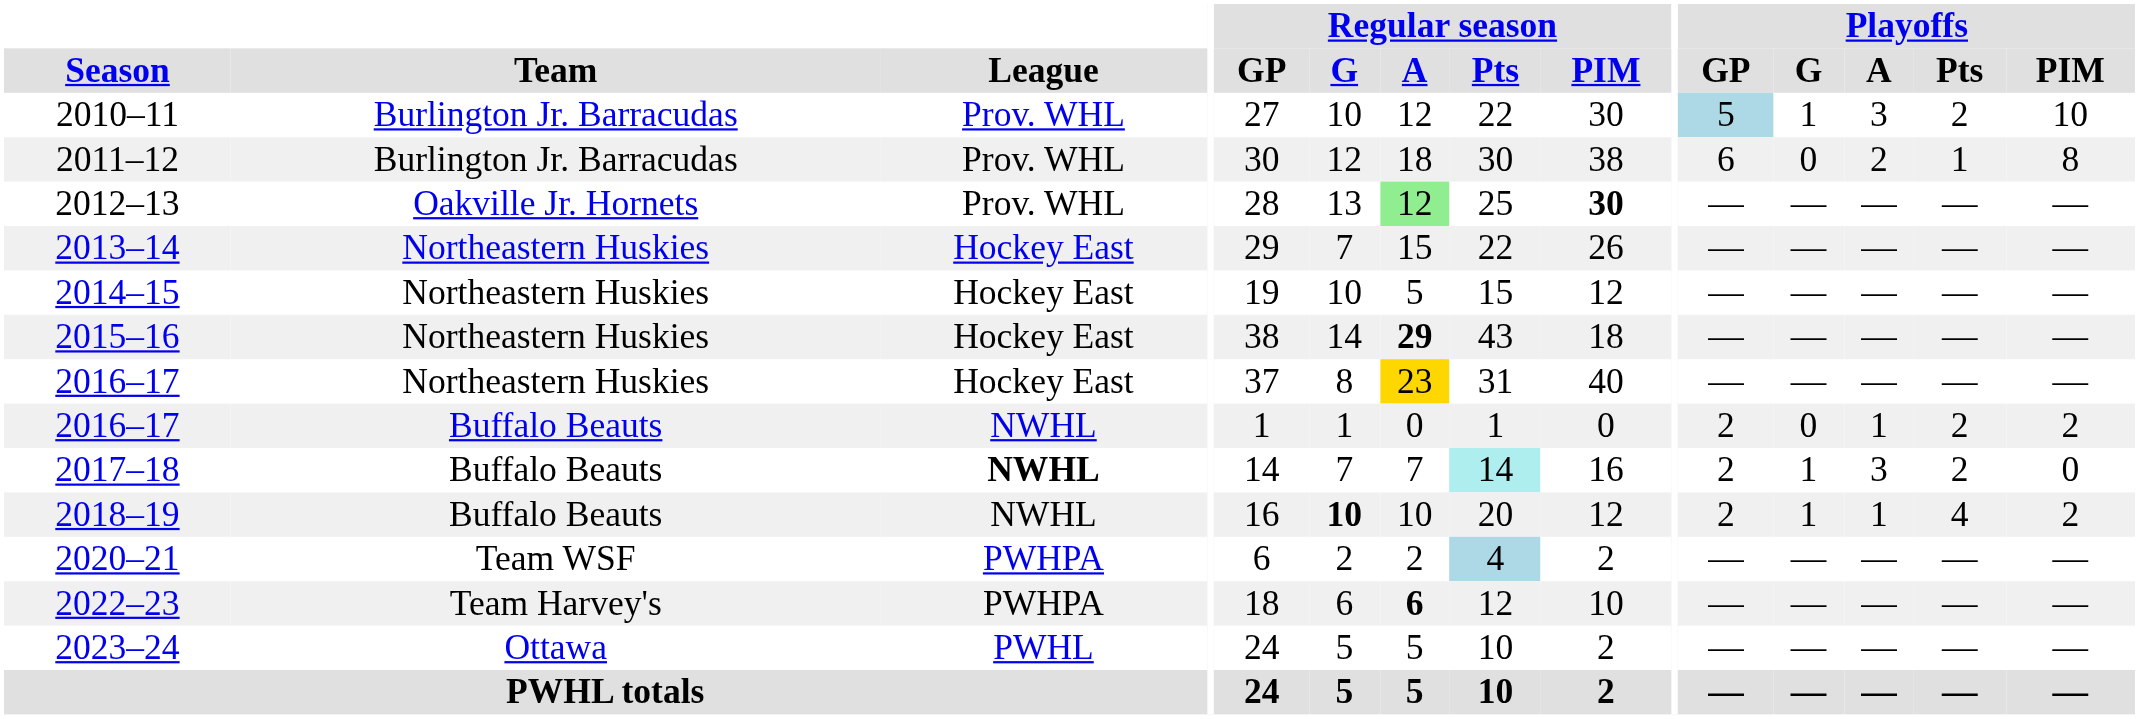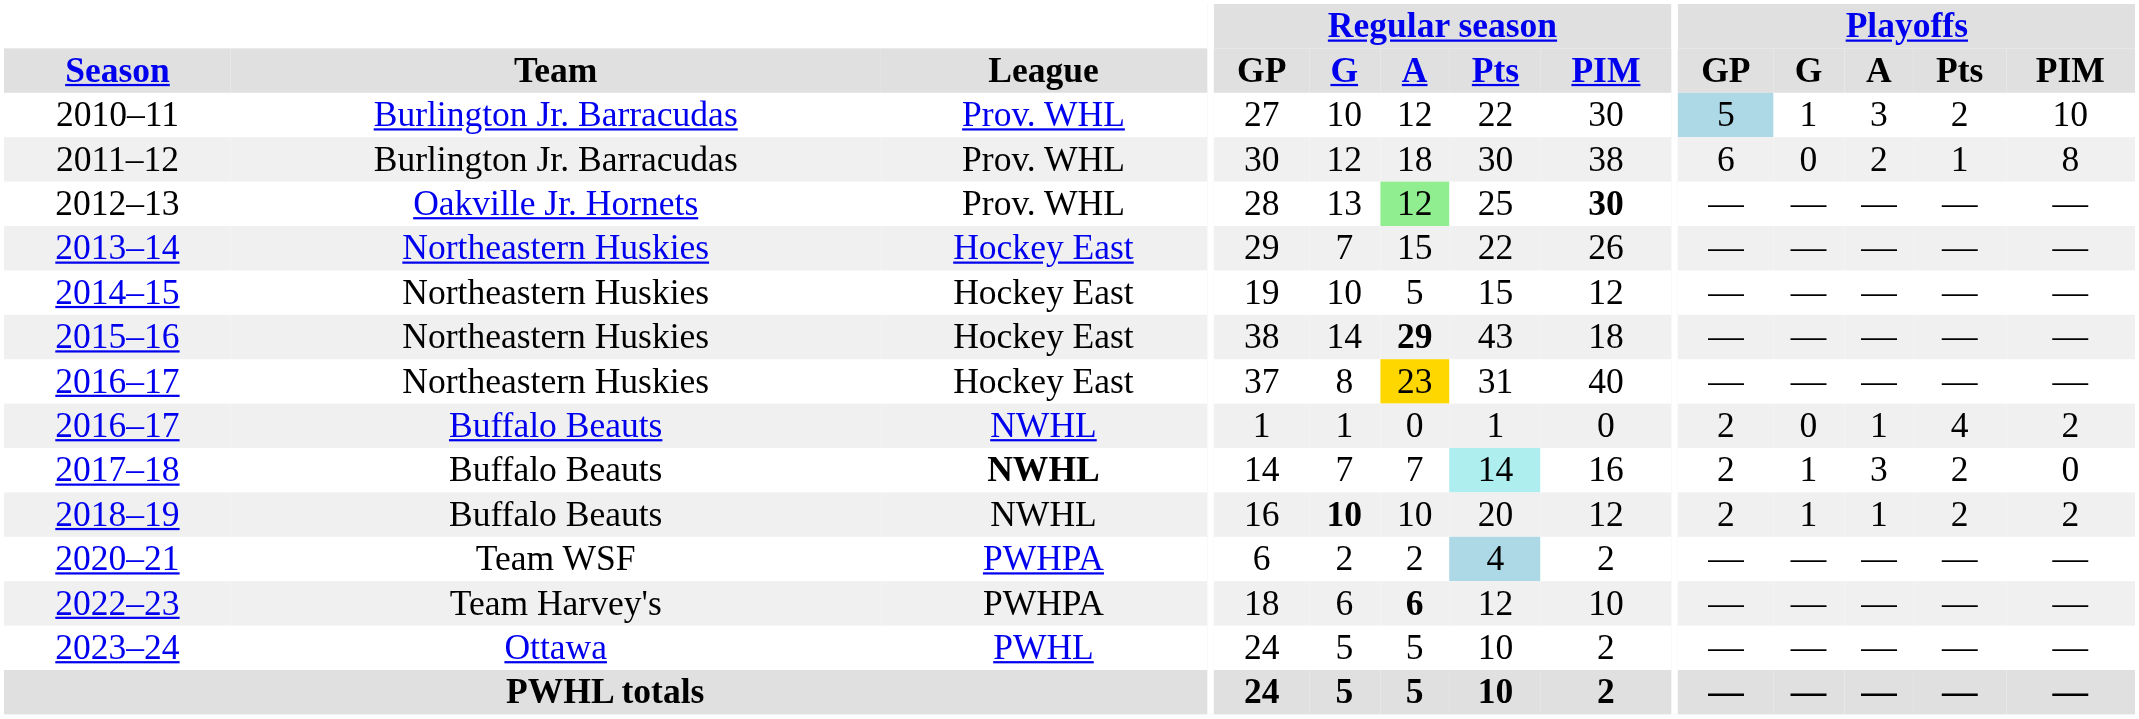(1960, 425) 2 -> (1960, 425) 4
(1960, 513) 4 -> (1960, 513) 2
